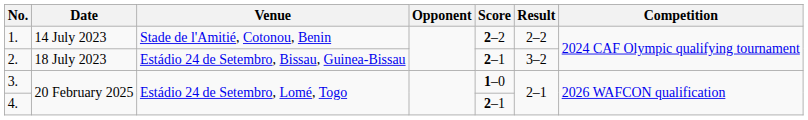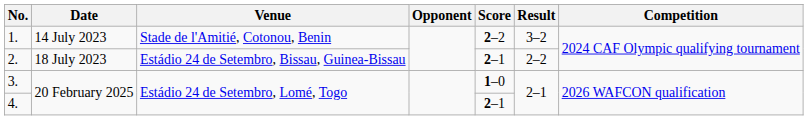(536, 37) 2–2 -> (536, 37) 3–2
(536, 59) 3–2 -> (536, 59) 2–2
